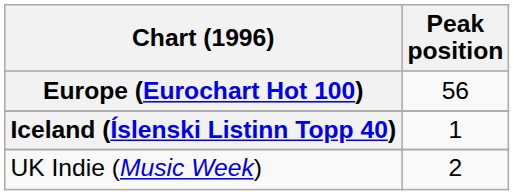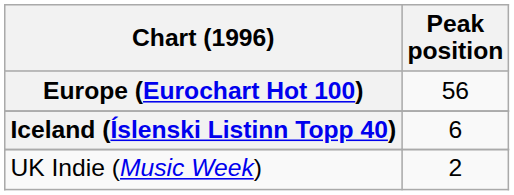(455, 129) 1 -> (455, 129) 6
